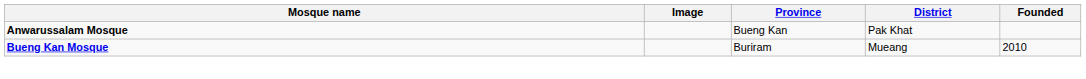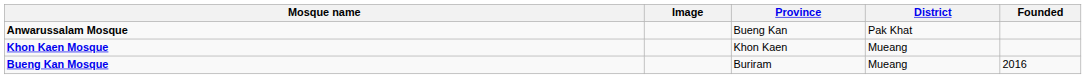+ row: (58, 47)
(1015, 47) 2010 -> (1015, 64) 2016
